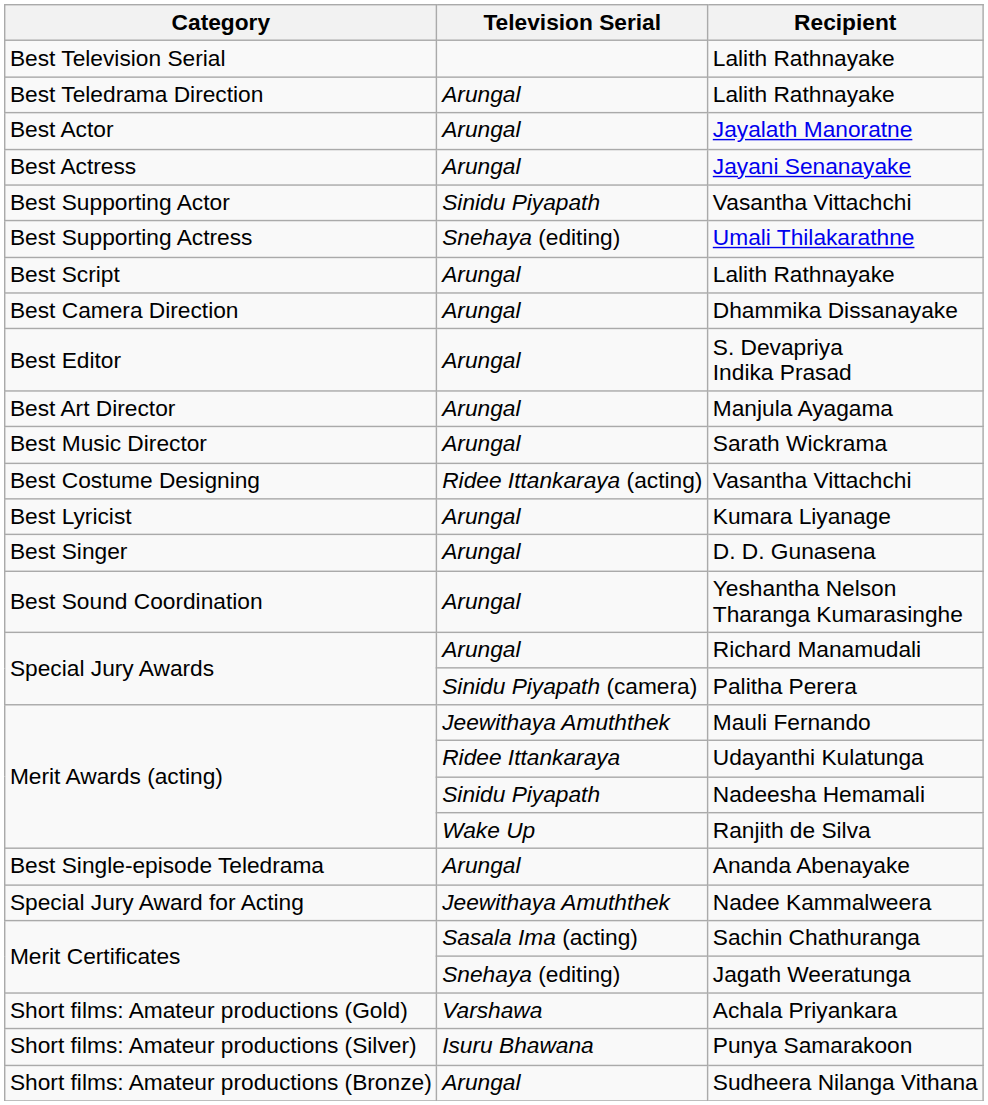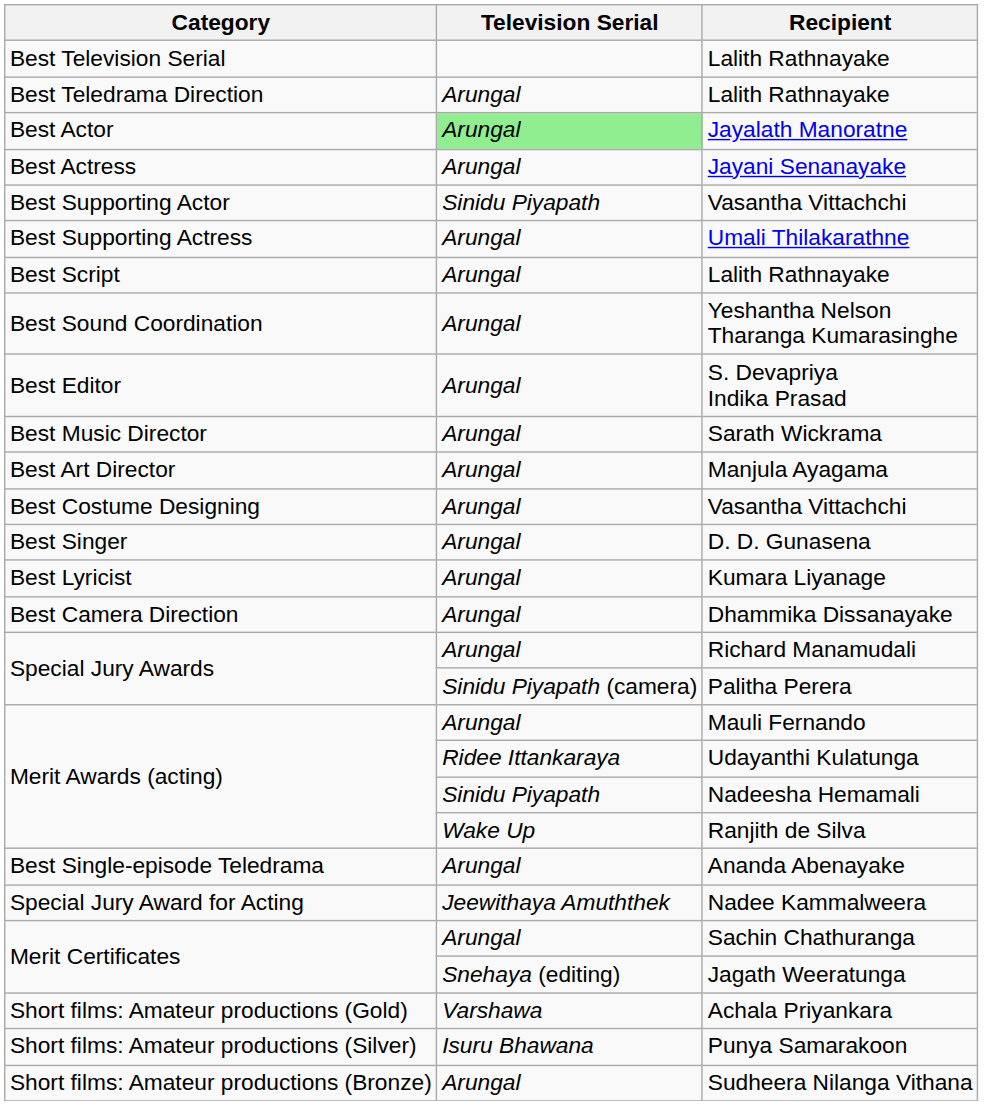(481, 130) no background -> (481, 130) lightgreen background
(531, 238) Snehaya (editing) -> (481, 238) Arungal
rows swapped: (124, 310) <-> (136, 601)
rows swapped: (108, 444) <-> (93, 408)
(572, 480) Ridee Ittankaraya (acting) -> (481, 506) Arungal
rows swapped: (69, 552) <-> (71, 516)
(556, 722) Jeewithaya Amuththek -> (481, 722) Arungal
(540, 938) Sasala Ima (acting) -> (481, 938) Arungal
